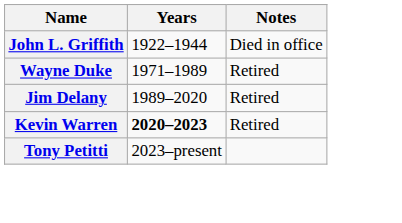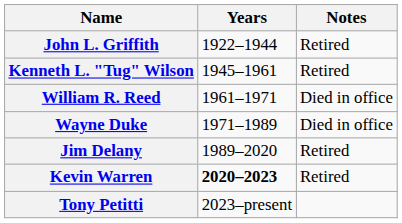(276, 44) Died in office -> (325, 44) Retired
+ row: (101, 71)
+ row: (101, 97)
(254, 71) Retired -> (346, 124) Died in office
